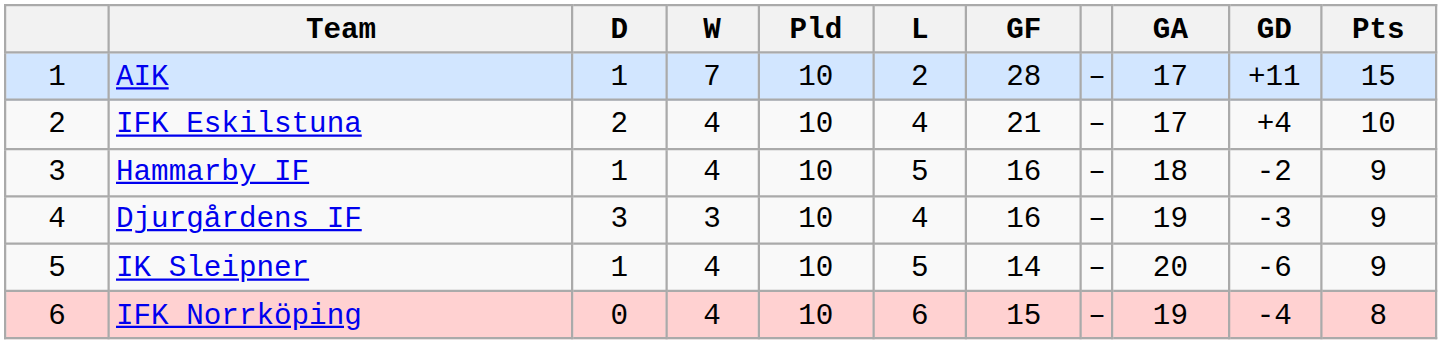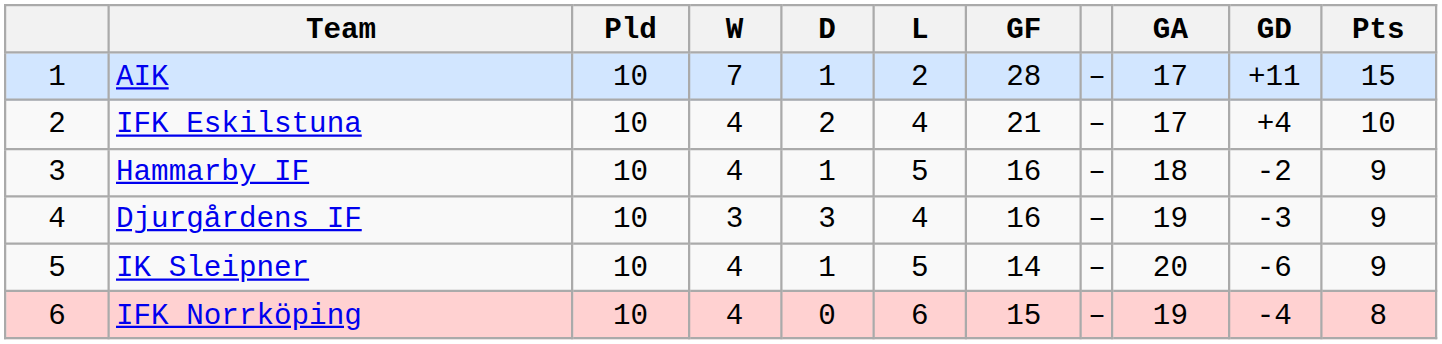columns swapped: (816, 29) <-> (619, 29)
